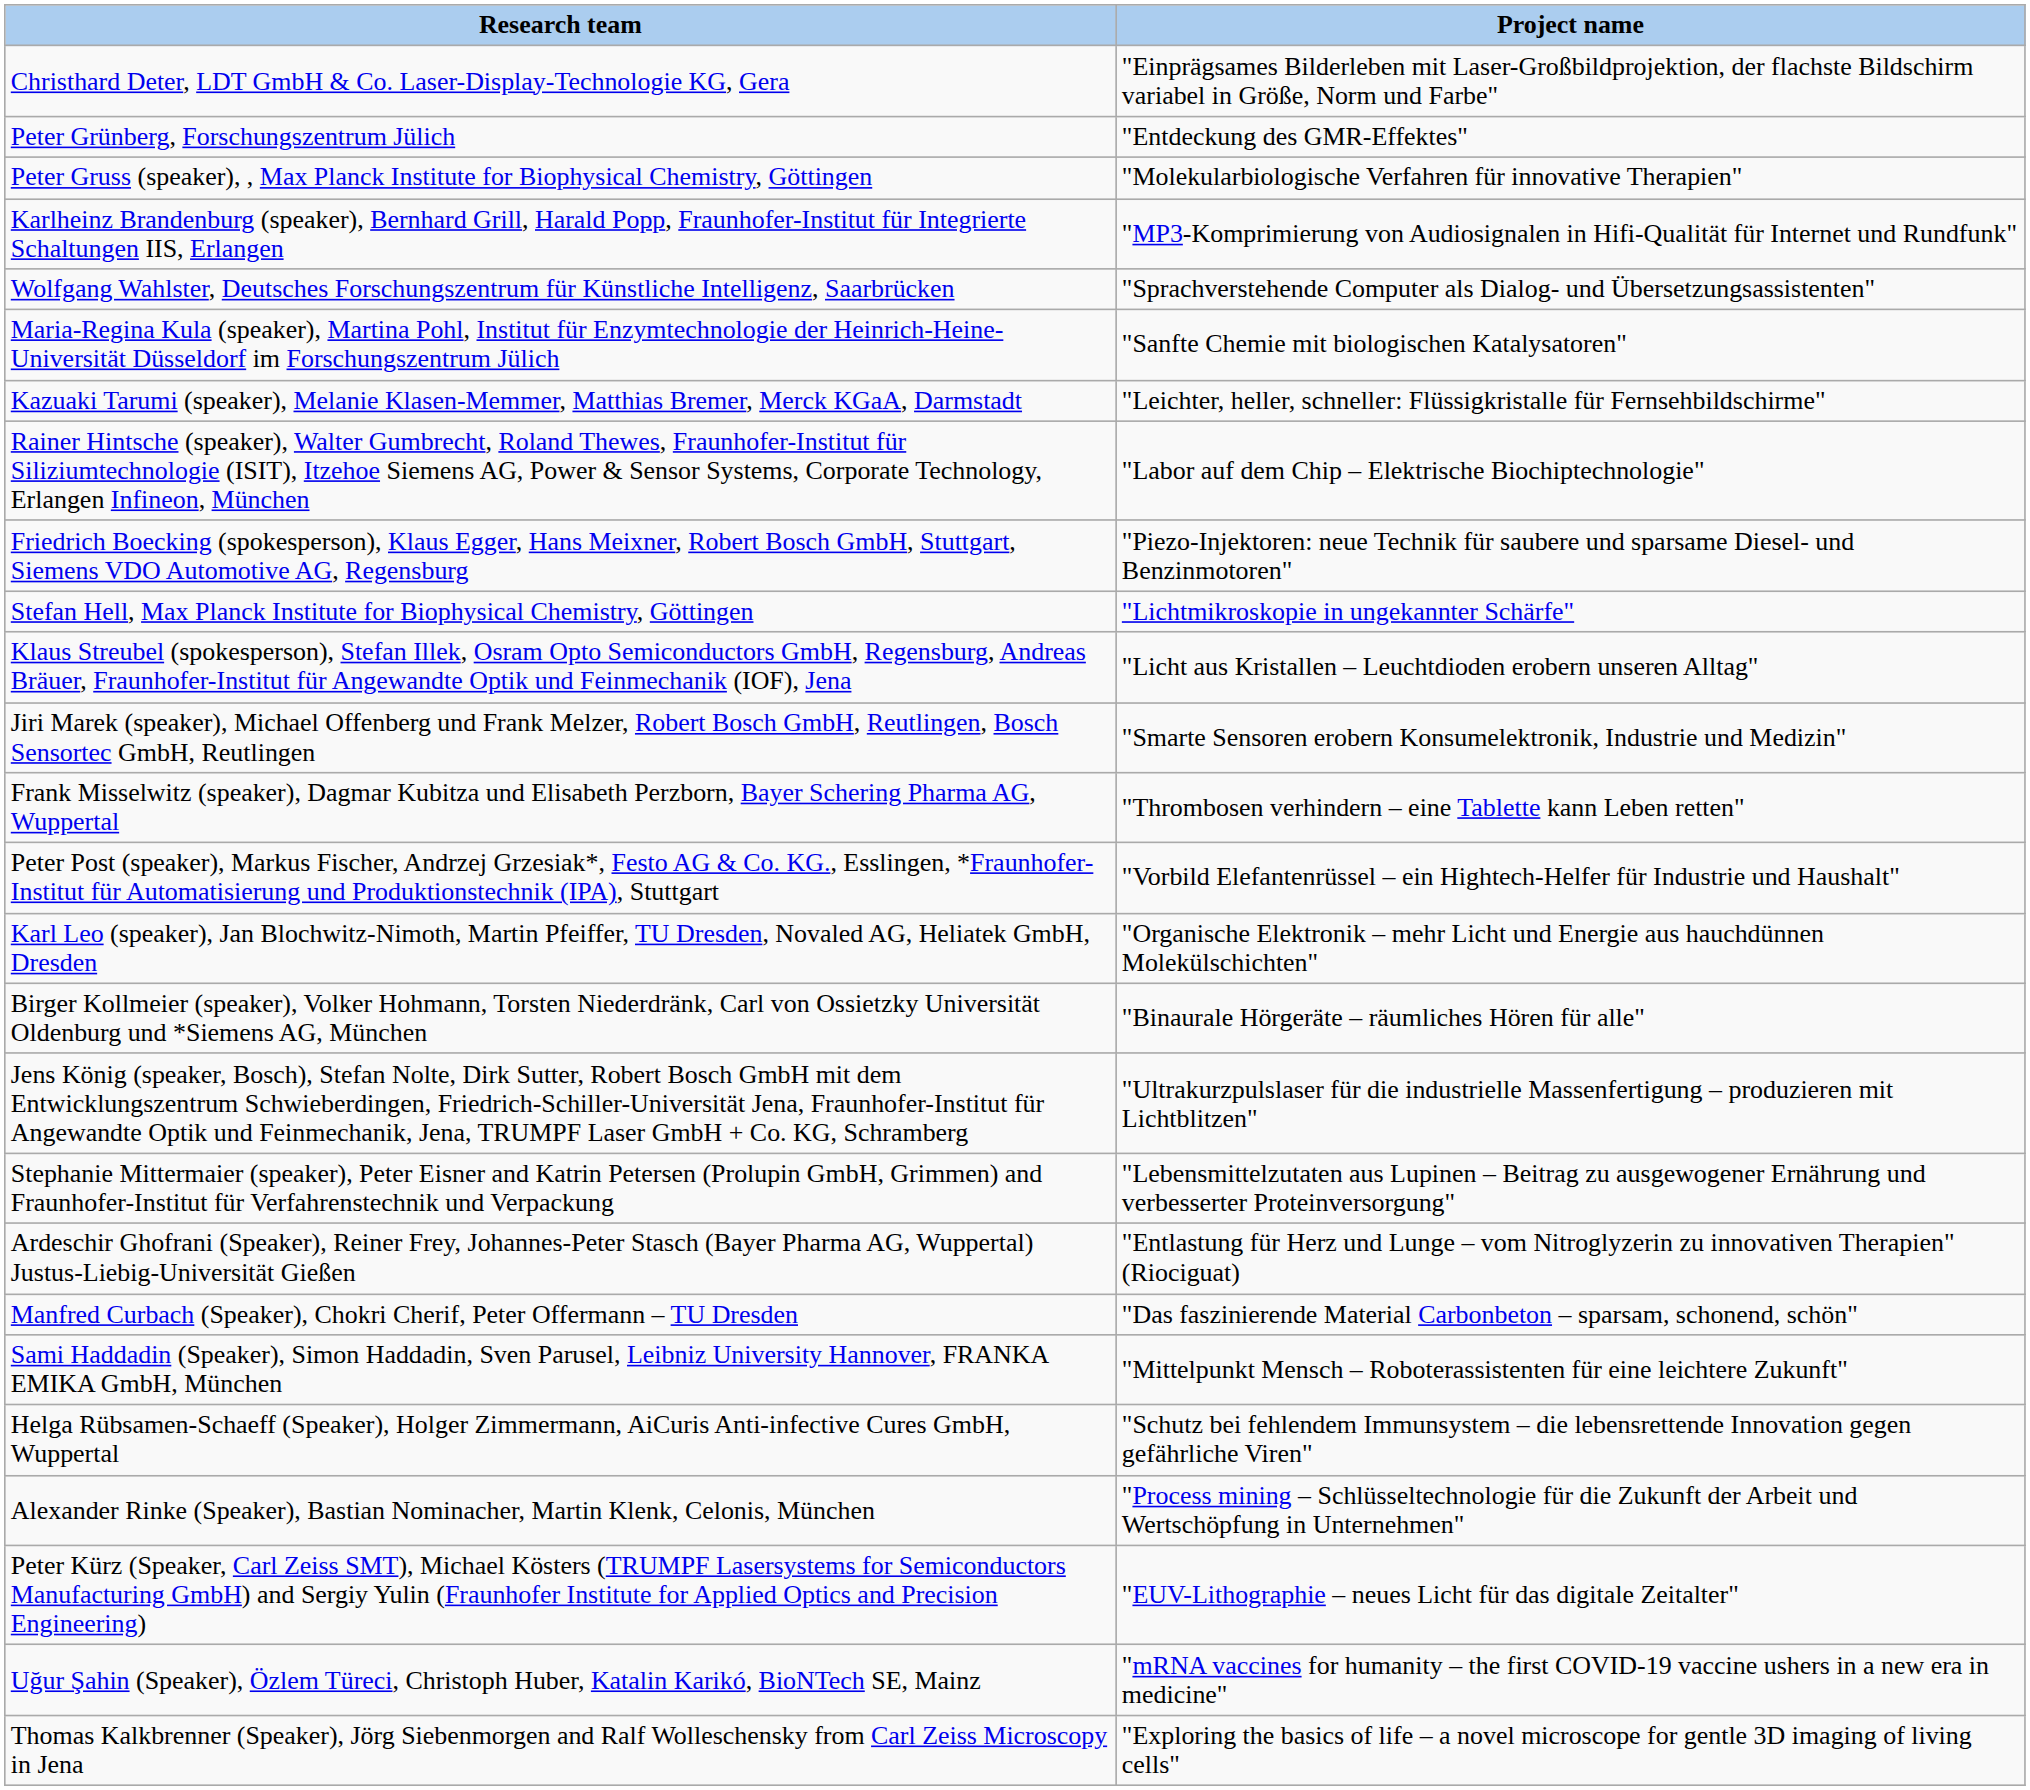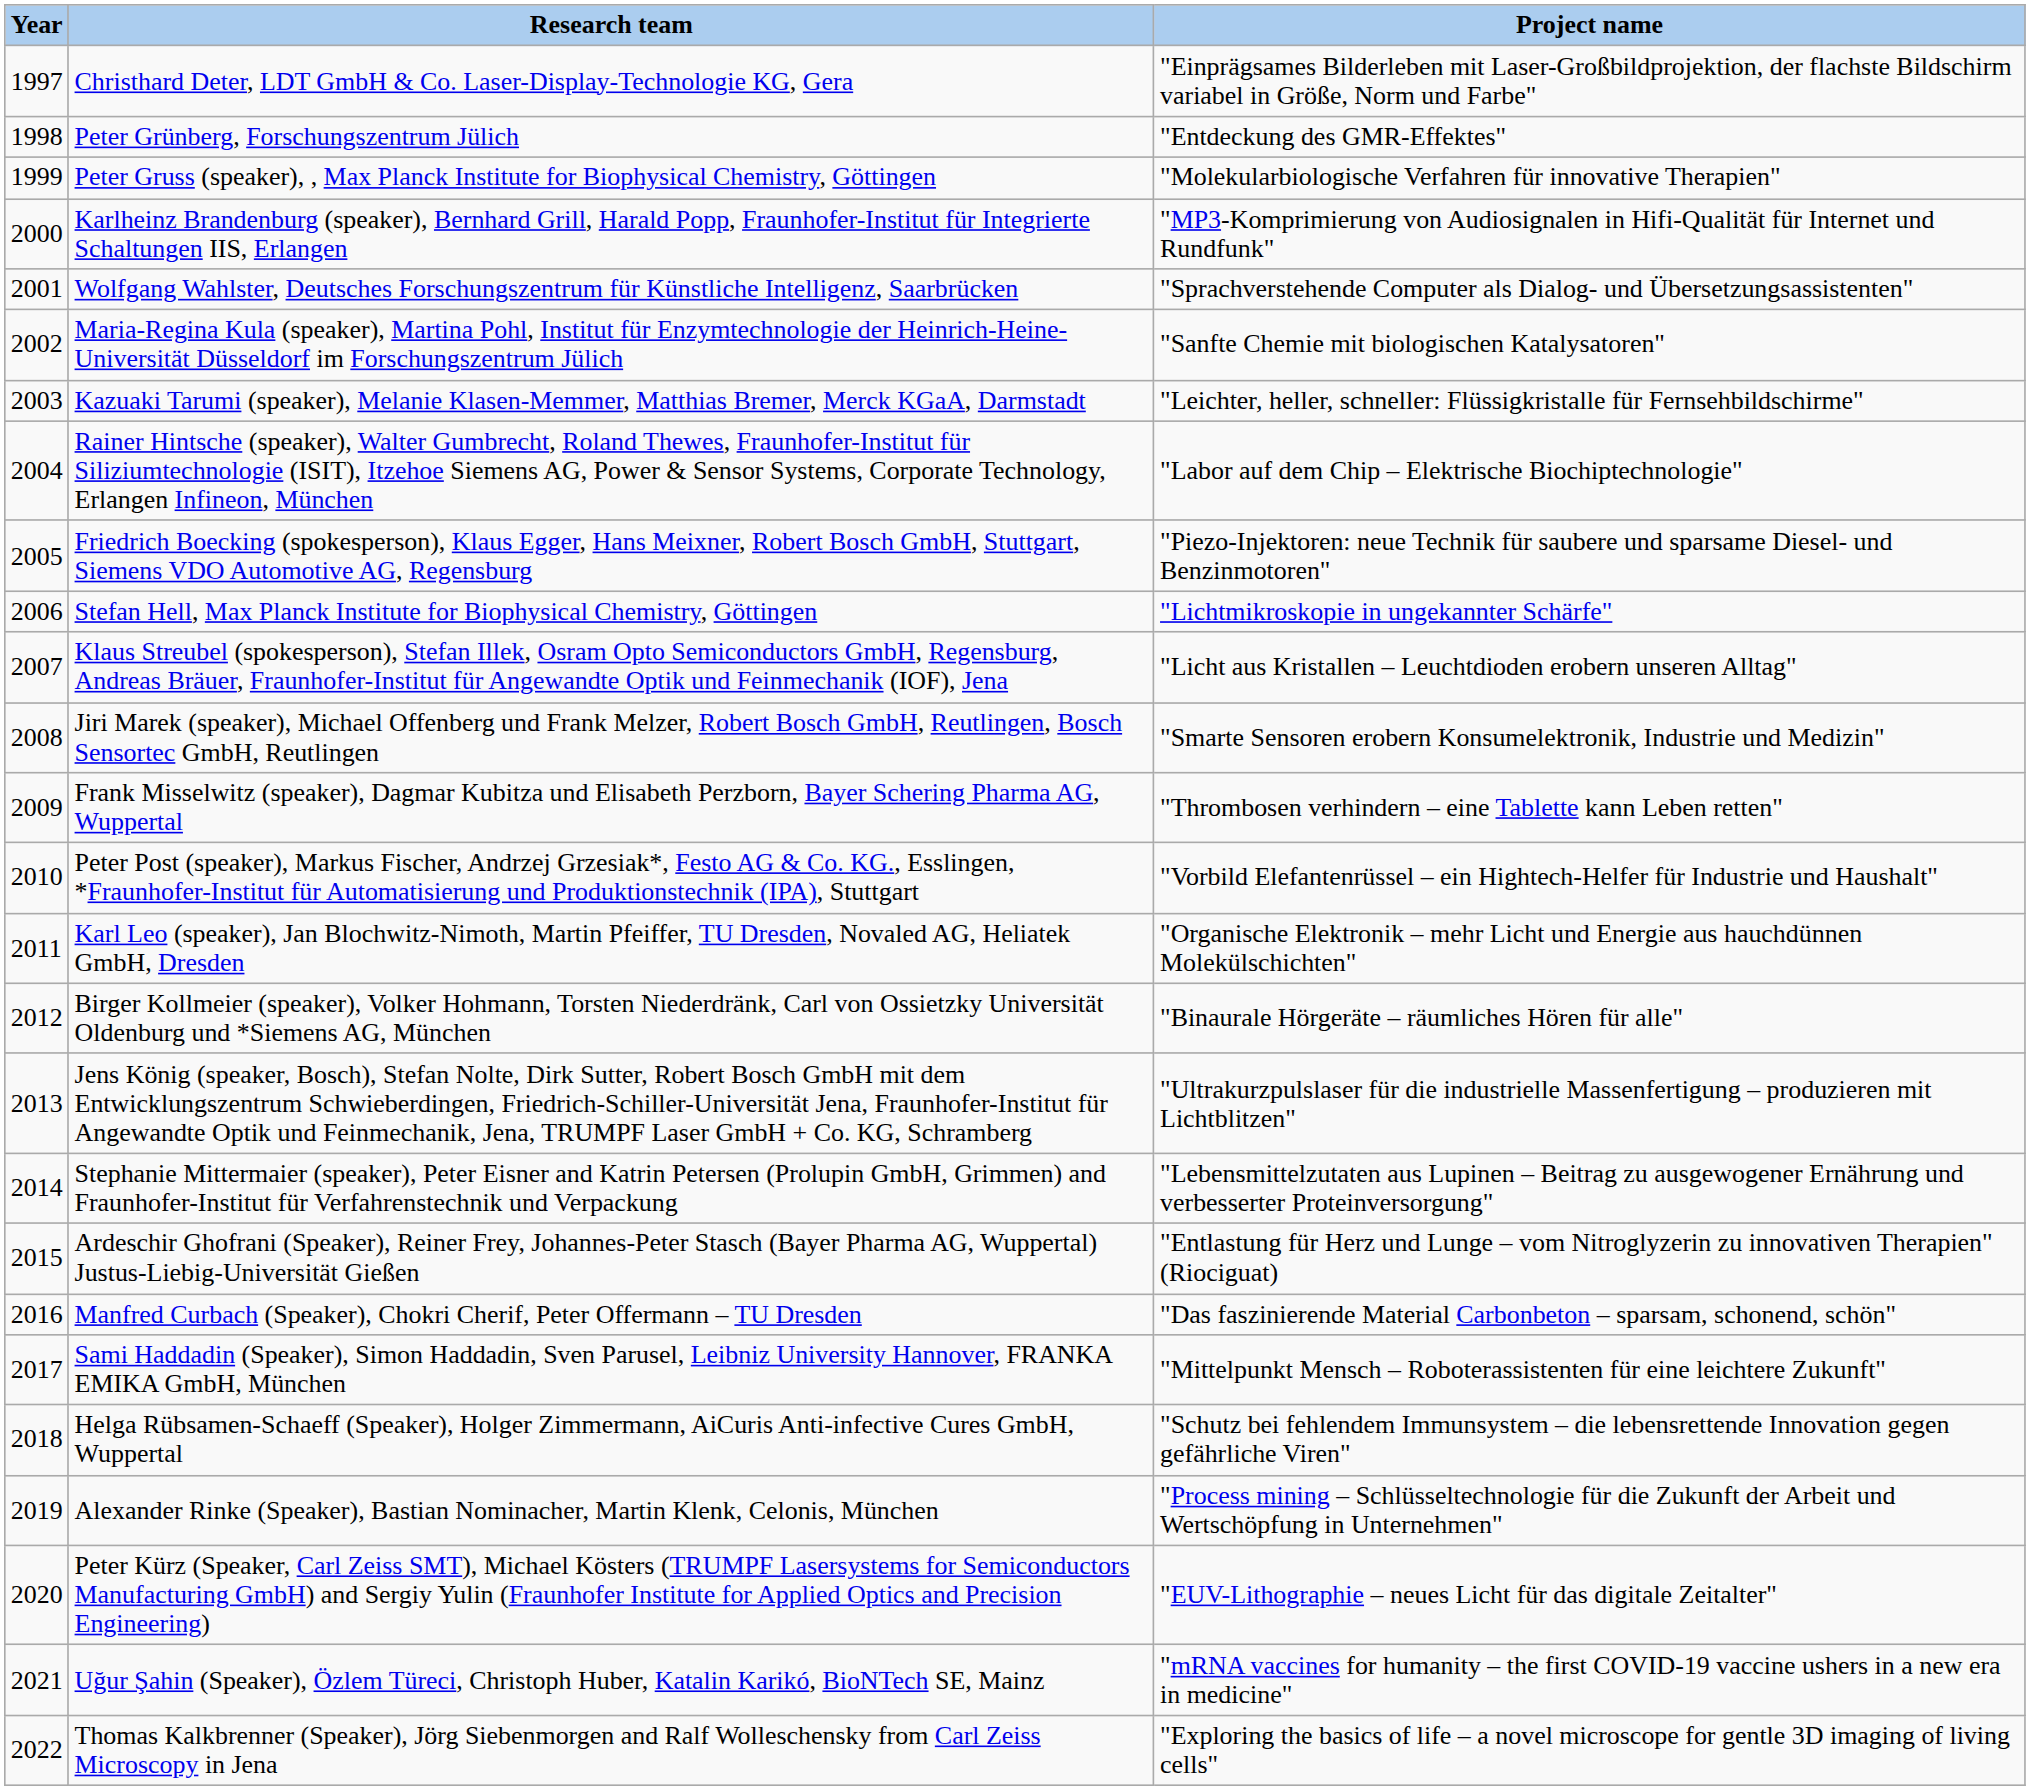+ column: (37, 25)
